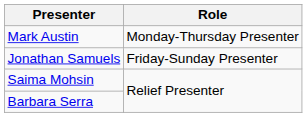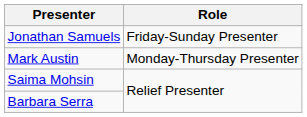rows swapped: (43, 36) <-> (64, 58)
